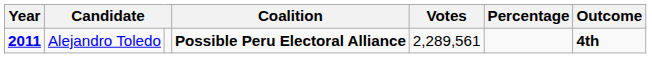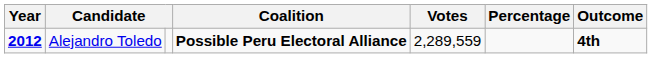(24, 40) 2011 -> (25, 40) 2012
(447, 40) 2,289,561 -> (448, 40) 2,289,559
